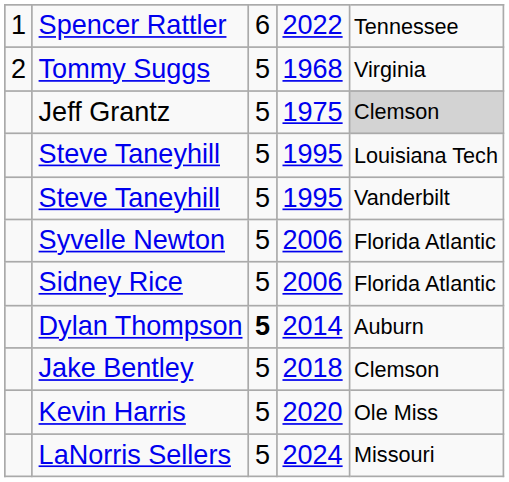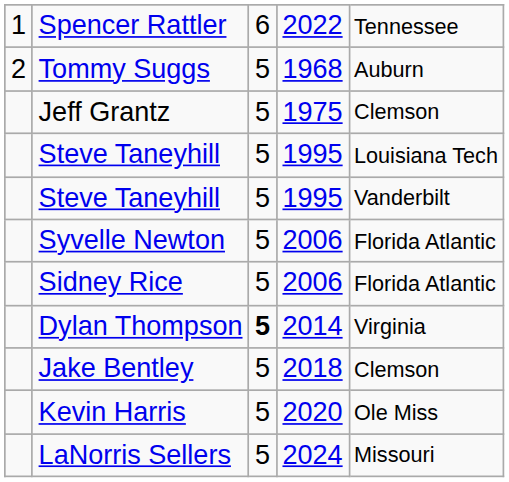(390, 69) Virginia -> (389, 69) Auburn
(397, 112) lightgrey background -> (397, 112) no background
(389, 326) Auburn -> (390, 326) Virginia
